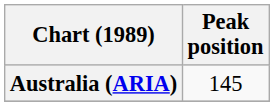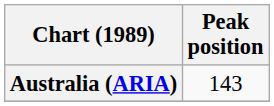(226, 82) 145 -> (226, 82) 143
